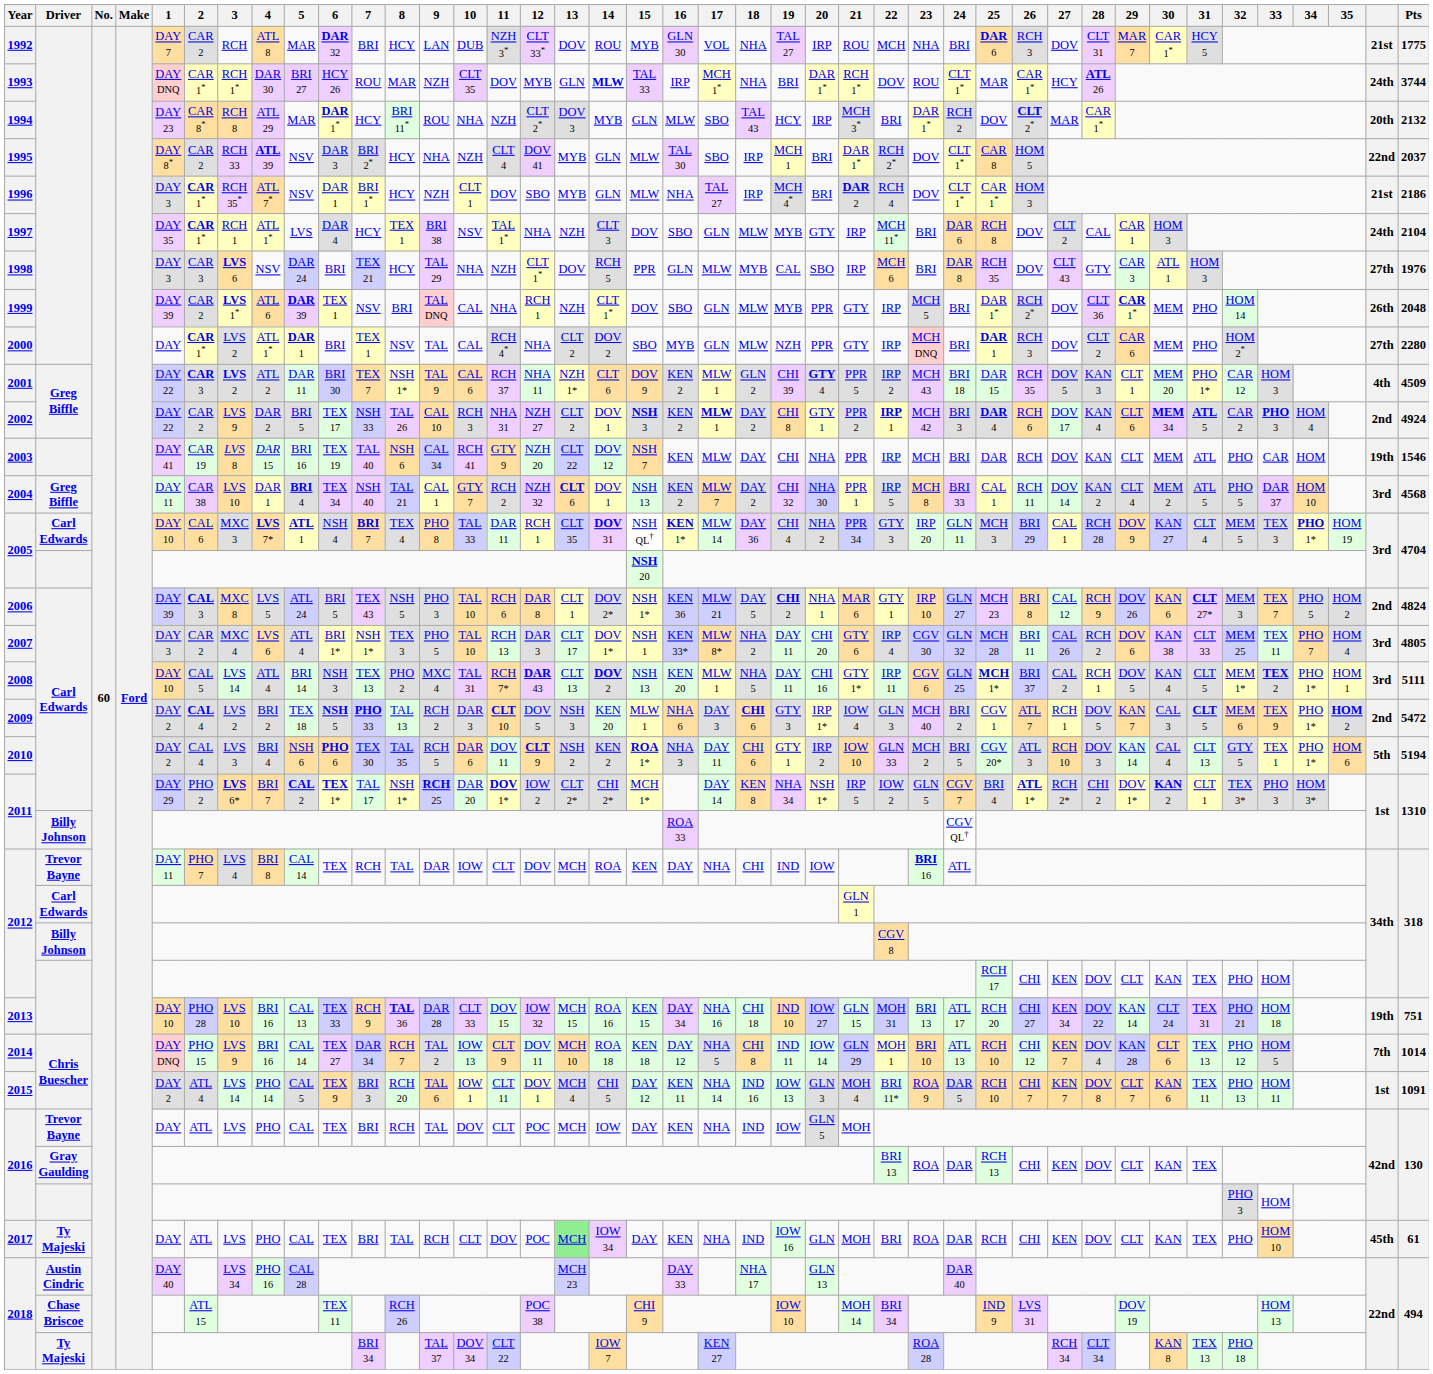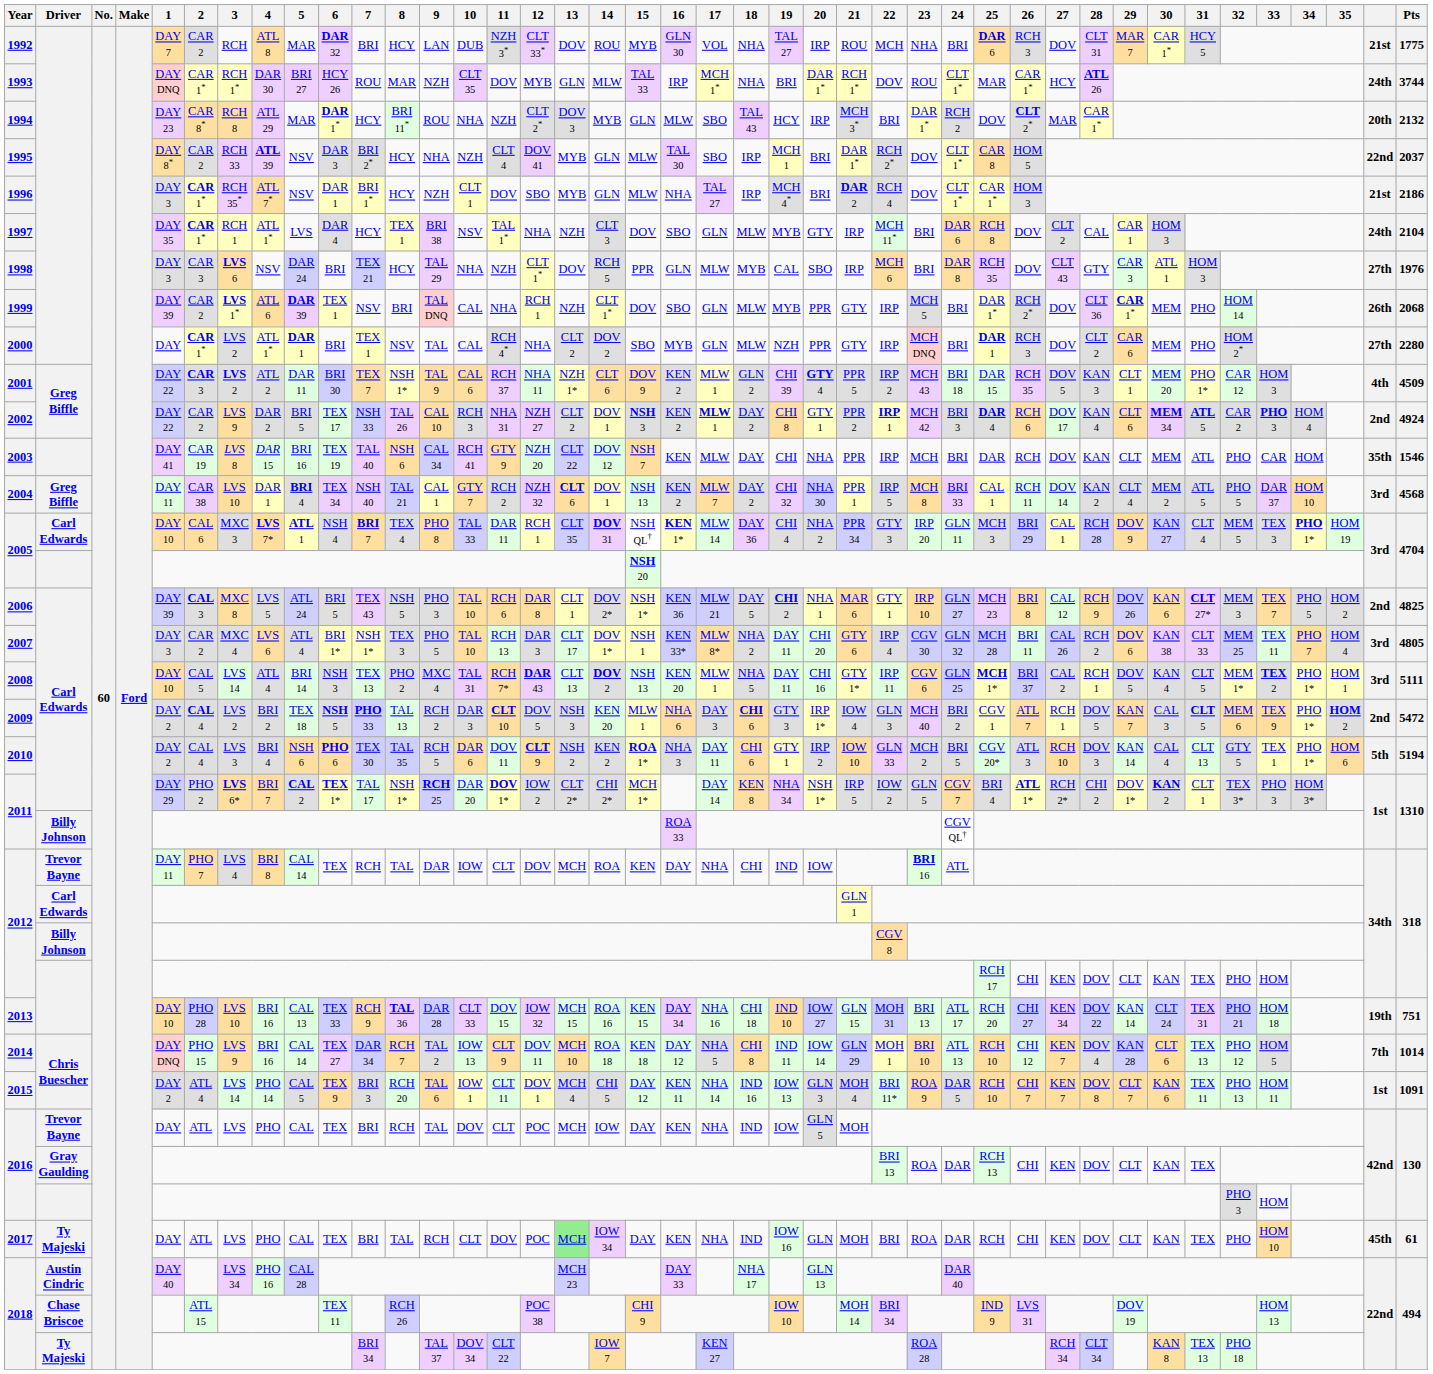(608, 82) bold -> (607, 82) normal
(1413, 307) 2048 -> (1412, 307) 2068
(1382, 457) 19th -> (1380, 457) 35th
(1413, 606) 4824 -> (1412, 606) 4825
